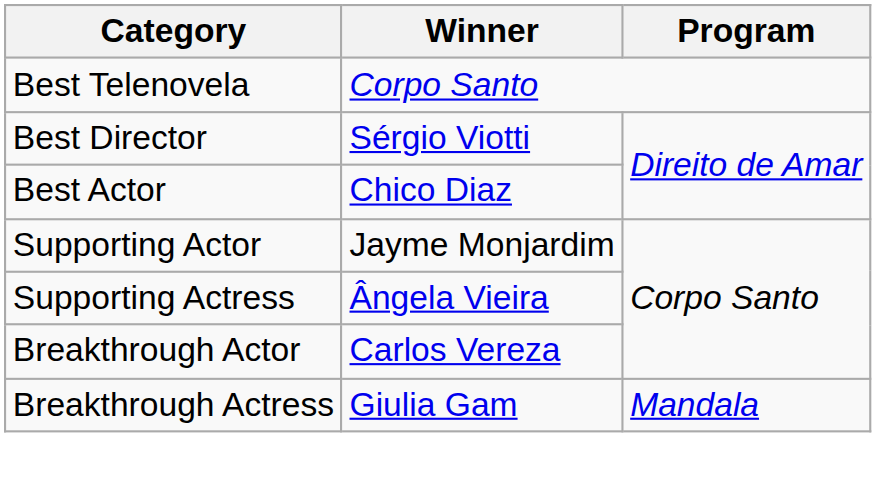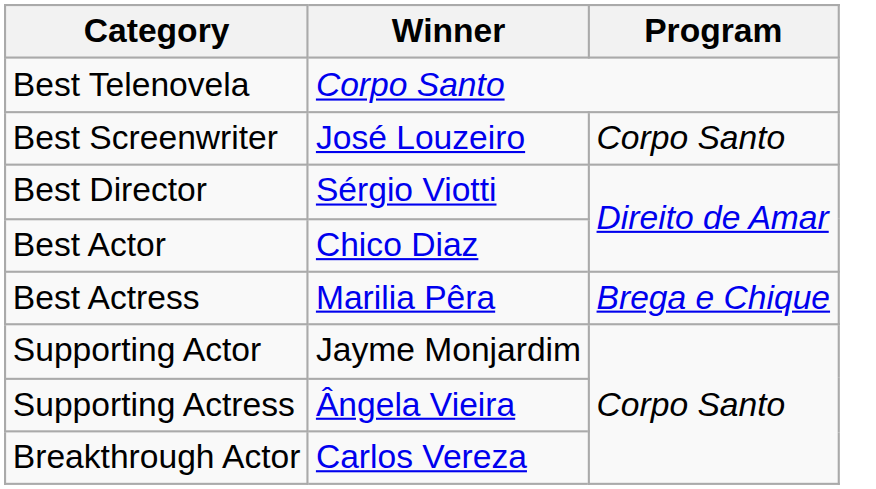+ row: (145, 137)
+ row: (106, 297)
- row: (173, 404)
